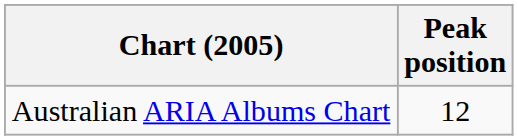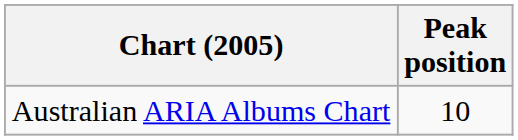(455, 109) 12 -> (455, 109) 10
